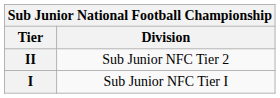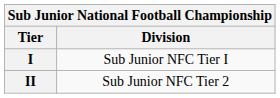rows swapped: (30, 81) <-> (30, 59)
